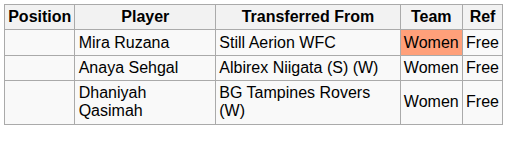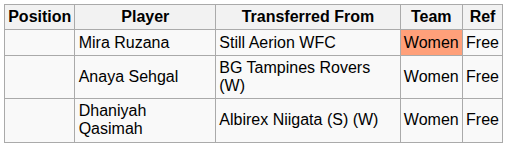(299, 67) Albirex Niigata (S) (W) -> (295, 76) BG Tampines Rovers (W)
(295, 102) BG Tampines Rovers (W) -> (299, 120) Albirex Niigata (S) (W)
